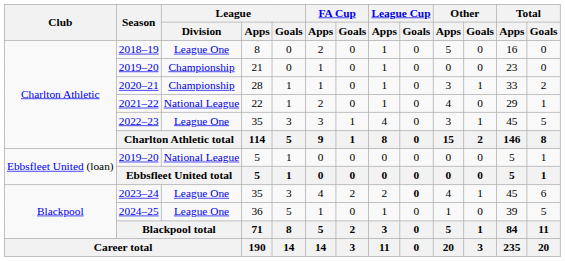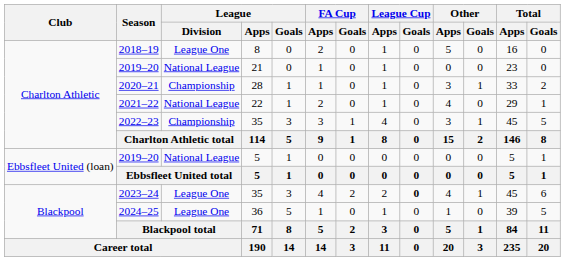(202, 67) Championship -> (202, 67) National League
(202, 121) League One -> (202, 121) Championship
